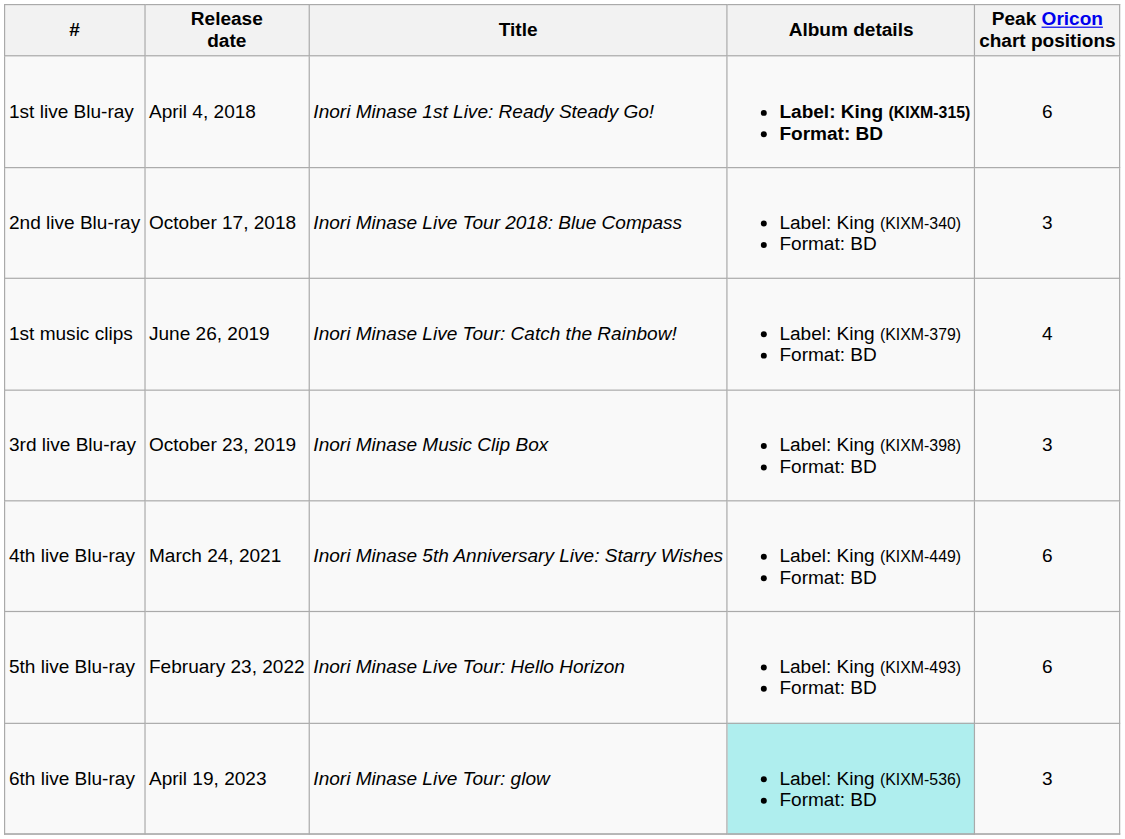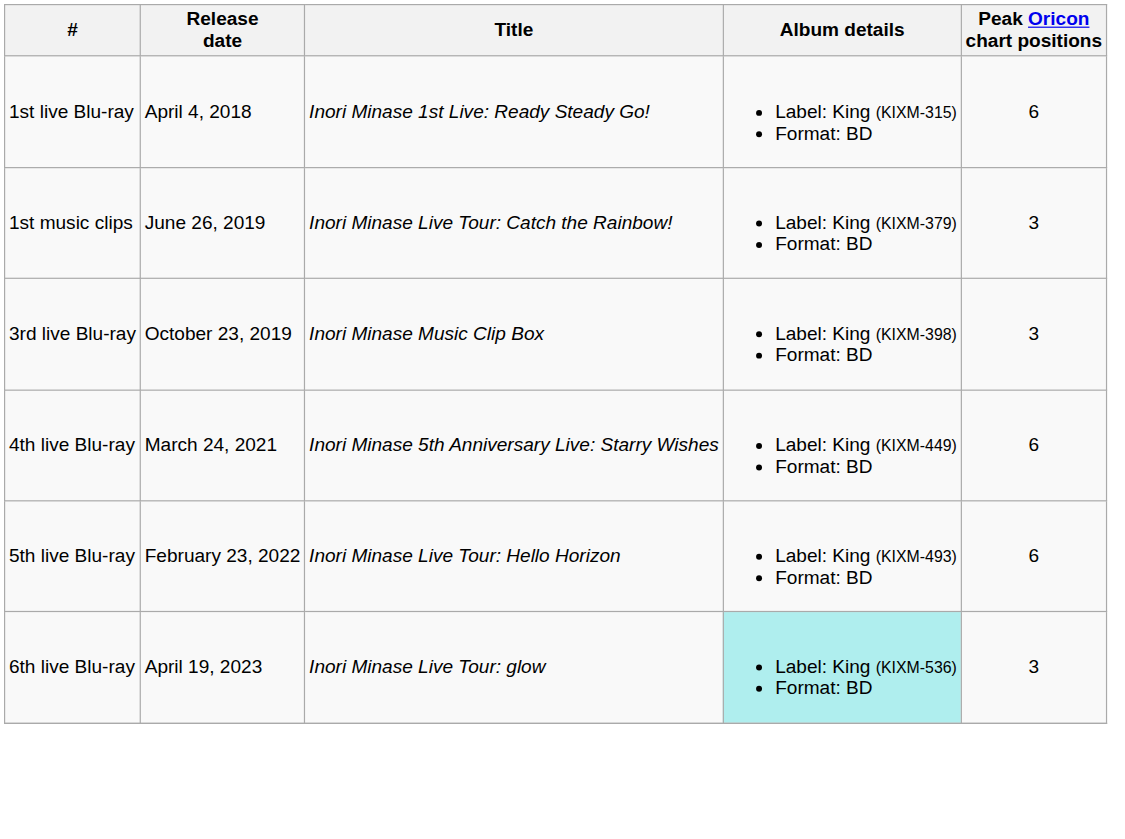(851, 122) bold -> (842, 122) normal
- row: (75, 222)
(1047, 333) 4 -> (1034, 222) 3
